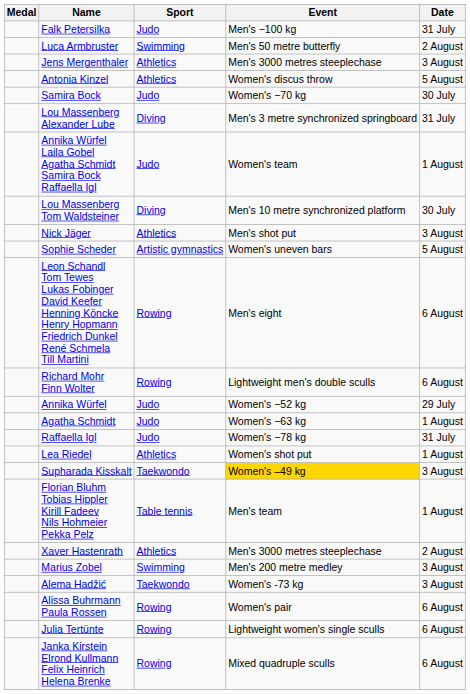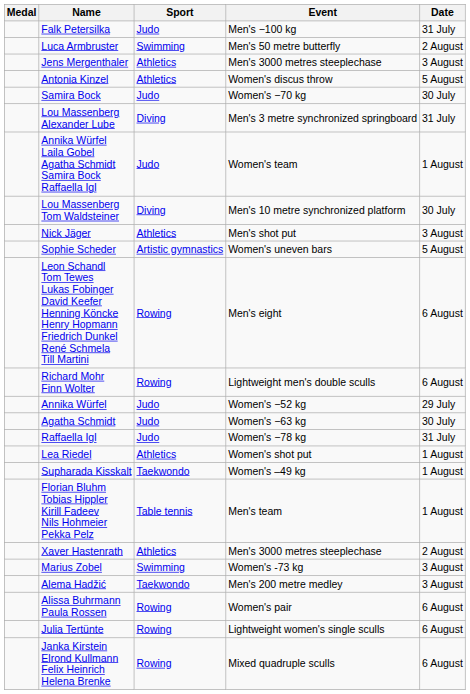(442, 421) 1 August -> (439, 421) 30 July
(267, 471) gold background -> (267, 471) no background
(442, 471) 3 August -> (442, 471) 1 August
(285, 568) Men's 200 metre medley -> (266, 568) Women's -73 kg
(266, 584) Women's -73 kg -> (285, 584) Men's 200 metre medley
